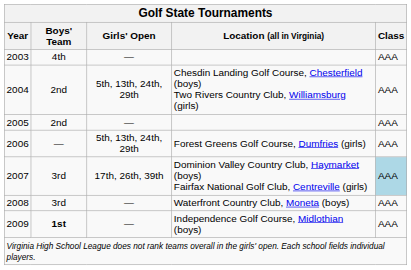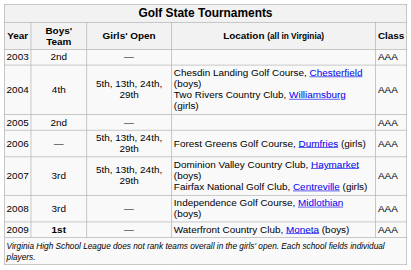(59, 57) 4th -> (59, 57) 2nd
(59, 89) 2nd -> (59, 89) 4th
(129, 176) 17th, 26th, 39th -> (129, 176) 5th, 13th, 24th, 29th
(388, 176) lightblue background -> (388, 176) no background
(262, 203) Waterfront Country Club, Moneta (boys) -> (259, 208) Independence Golf Course, Midlothian (boys)
(259, 224) Independence Golf Course, Midlothian (boys) -> (262, 229) Waterfront Country Club, Moneta (boys)
